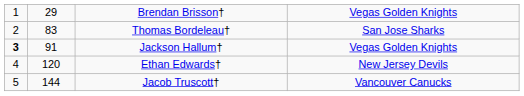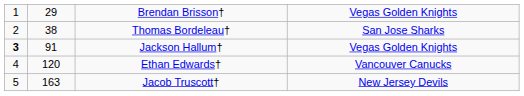(51, 30) 83 -> (51, 30) 38
(403, 64) New Jersey Devils -> (403, 64) Vancouver Canucks
(51, 82) 144 -> (51, 82) 163
(403, 82) Vancouver Canucks -> (403, 82) New Jersey Devils
